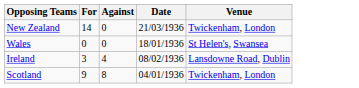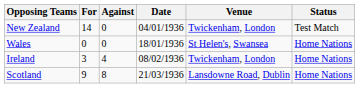+ column: (323, 12)
(161, 28) 21/03/1936 -> (161, 28) 04/01/1936
(239, 59) Lansdowne Road, Dublin -> (232, 59) Twickenham, London
(161, 75) 04/01/1936 -> (161, 75) 21/03/1936
(232, 75) Twickenham, London -> (239, 75) Lansdowne Road, Dublin
